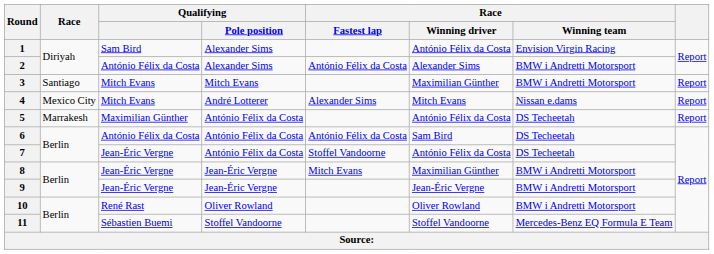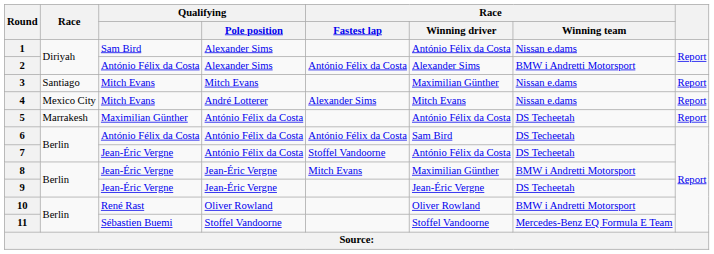(566, 47) Envision Virgin Racing -> (546, 47) Nissan e.dams
(576, 82) BMW i Andretti Motorsport -> (546, 82) Nissan e.dams
(576, 187) BMW i Andretti Motorsport -> (545, 187) DS Techeetah
